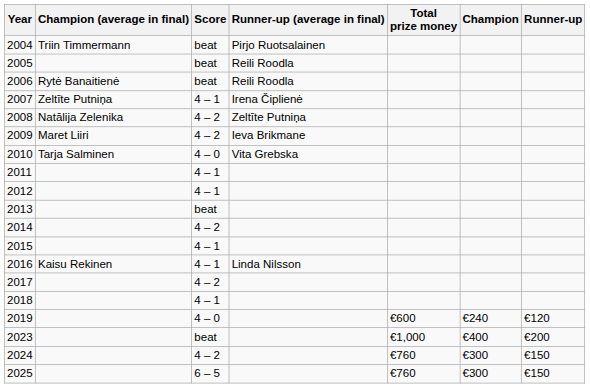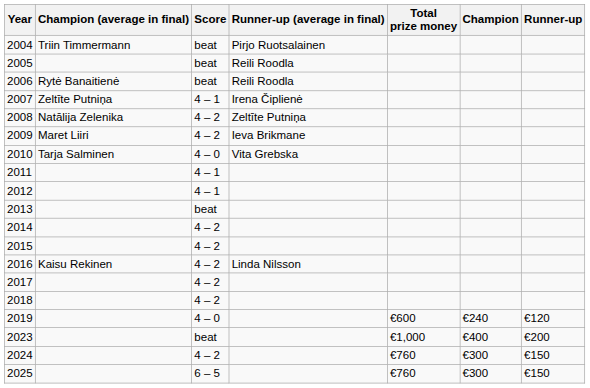(207, 245) 4 – 1 -> (207, 245) 4 – 2
(207, 264) 4 – 1 -> (207, 264) 4 – 2
(207, 300) 4 – 1 -> (207, 300) 4 – 2
